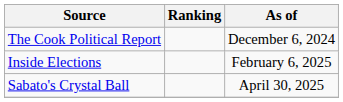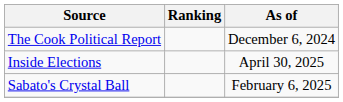(281, 62) February 6, 2025 -> (281, 62) April 30, 2025
(281, 85) April 30, 2025 -> (281, 85) February 6, 2025
